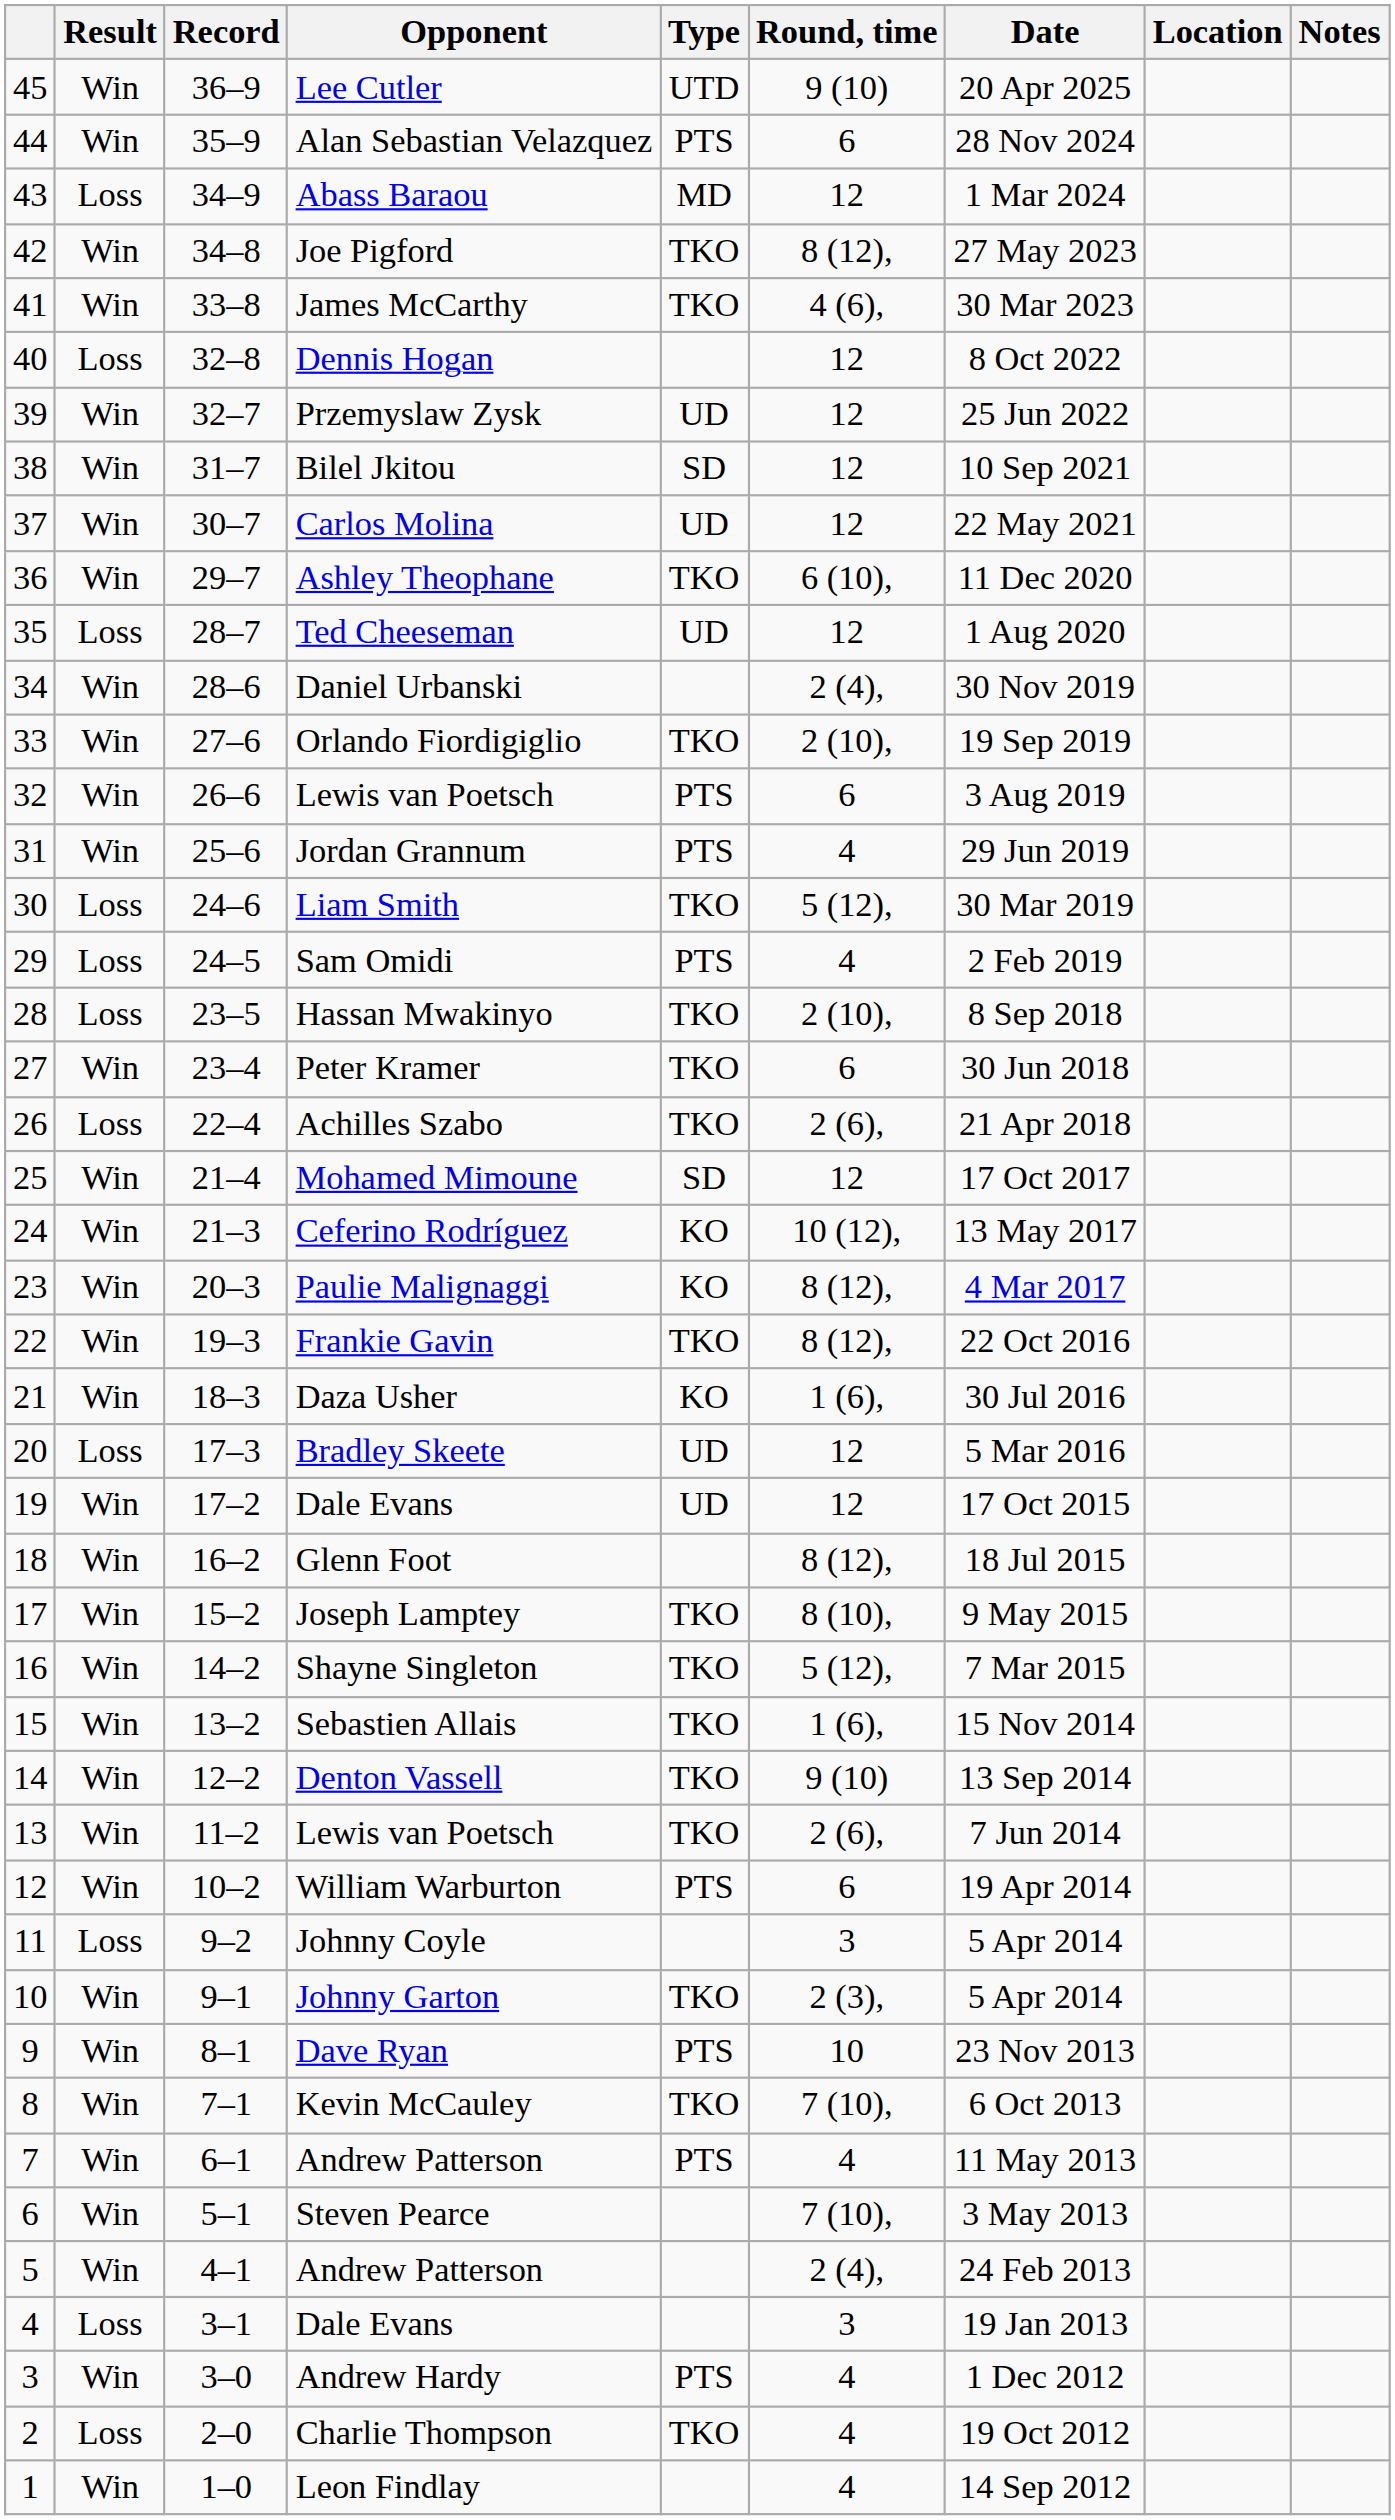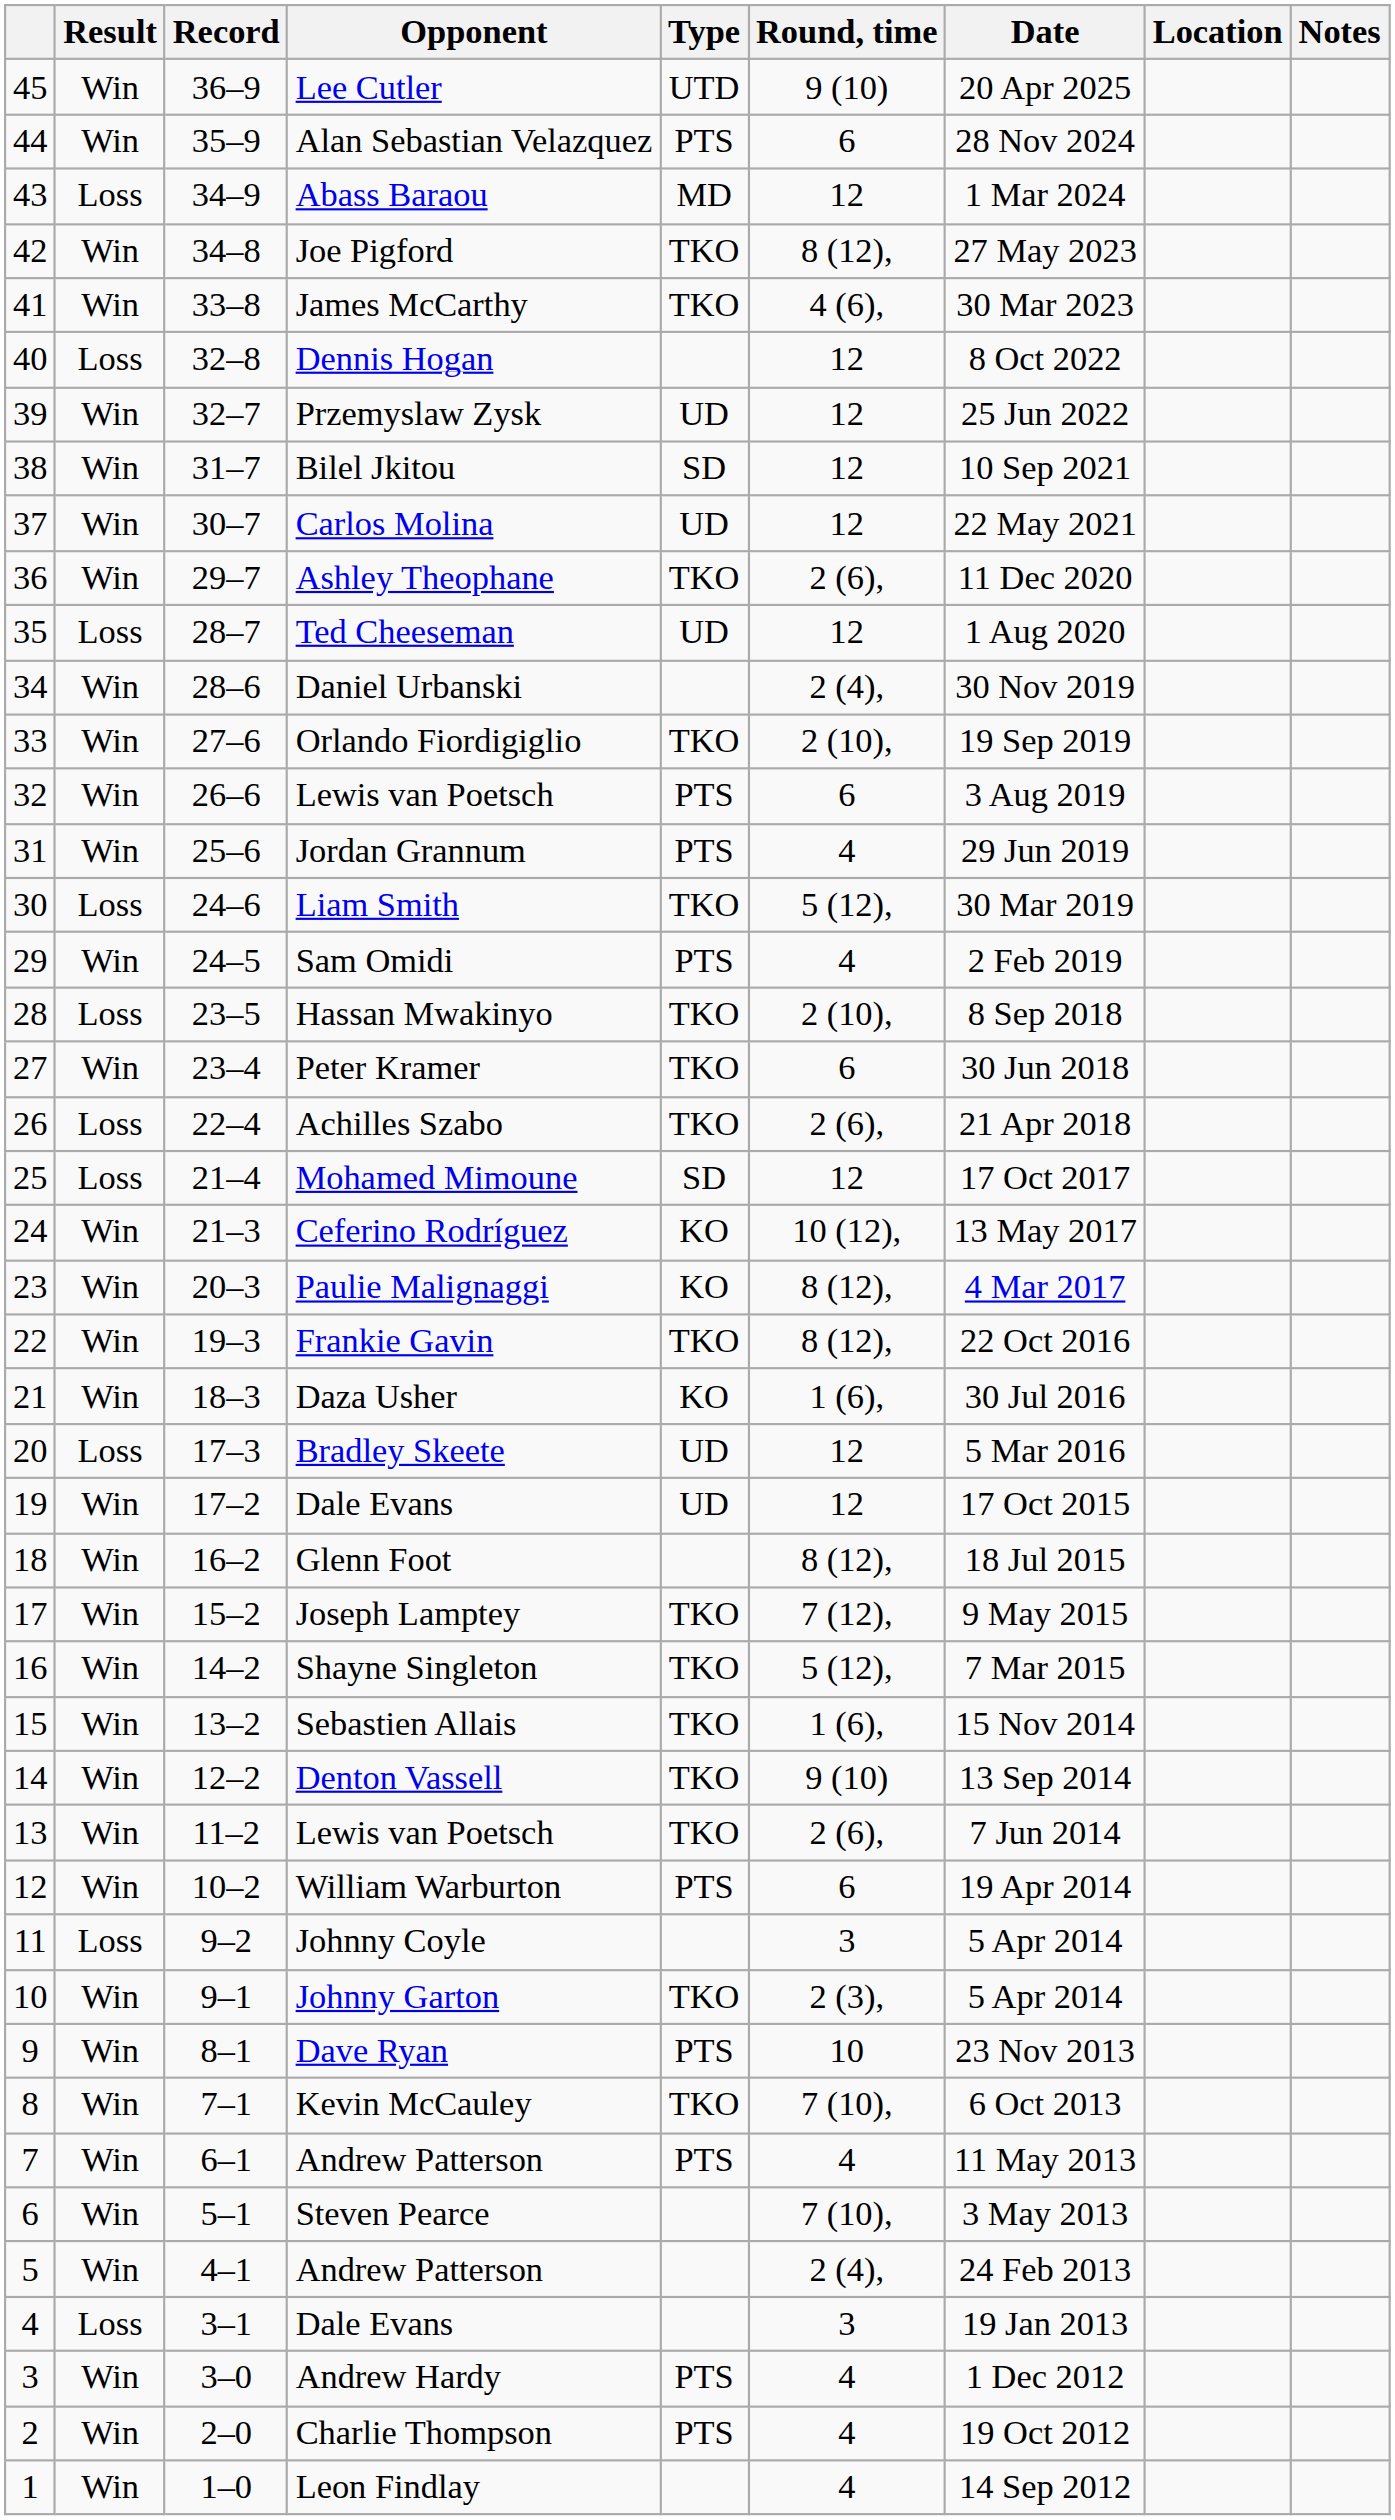(847, 577) 6 (10), -> (847, 577) 2 (6),
(110, 959) Loss -> (110, 959) Win
(110, 1177) Win -> (110, 1177) Loss
(847, 1613) 8 (10), -> (847, 1613) 7 (12),
(110, 2432) Loss -> (110, 2432) Win
(704, 2432) TKO -> (704, 2432) PTS
